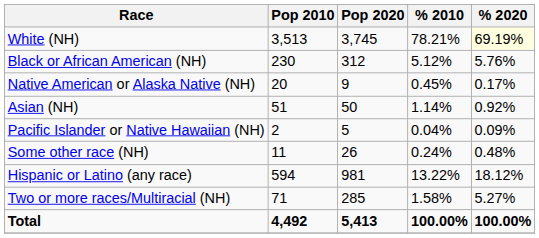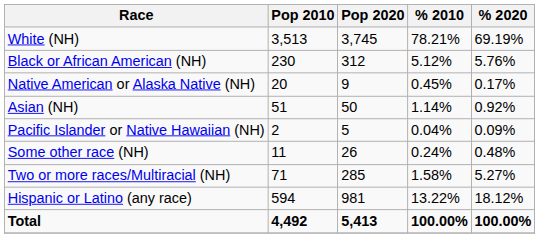(499, 38) lightyellow background -> (499, 38) no background
rows swapped: (119, 198) <-> (100, 175)
